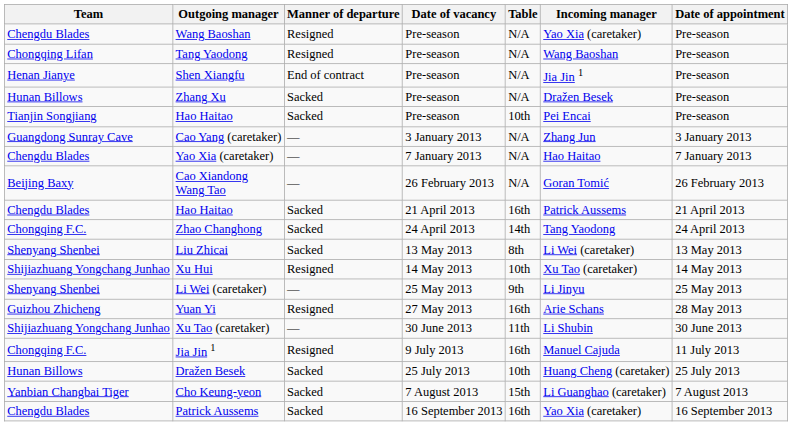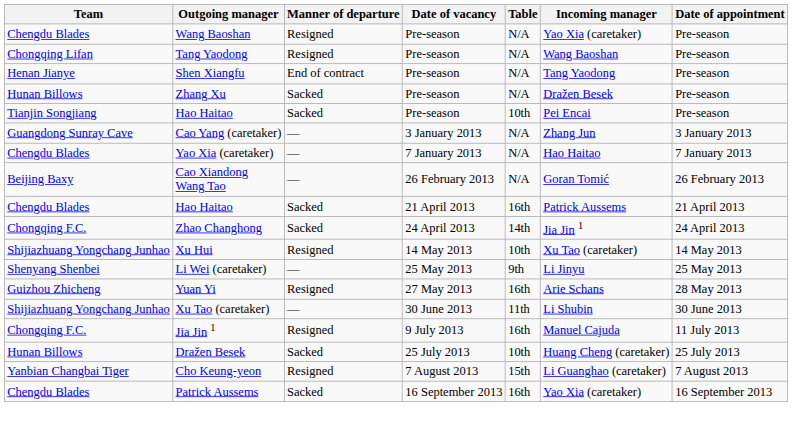(563, 75) Jia Jin 1 -> (579, 73) Tang Yaodong
(579, 229) Tang Yaodong -> (563, 228) Jia Jin 1
- row: (202, 249)
(305, 391) Sacked -> (310, 371) Resigned
